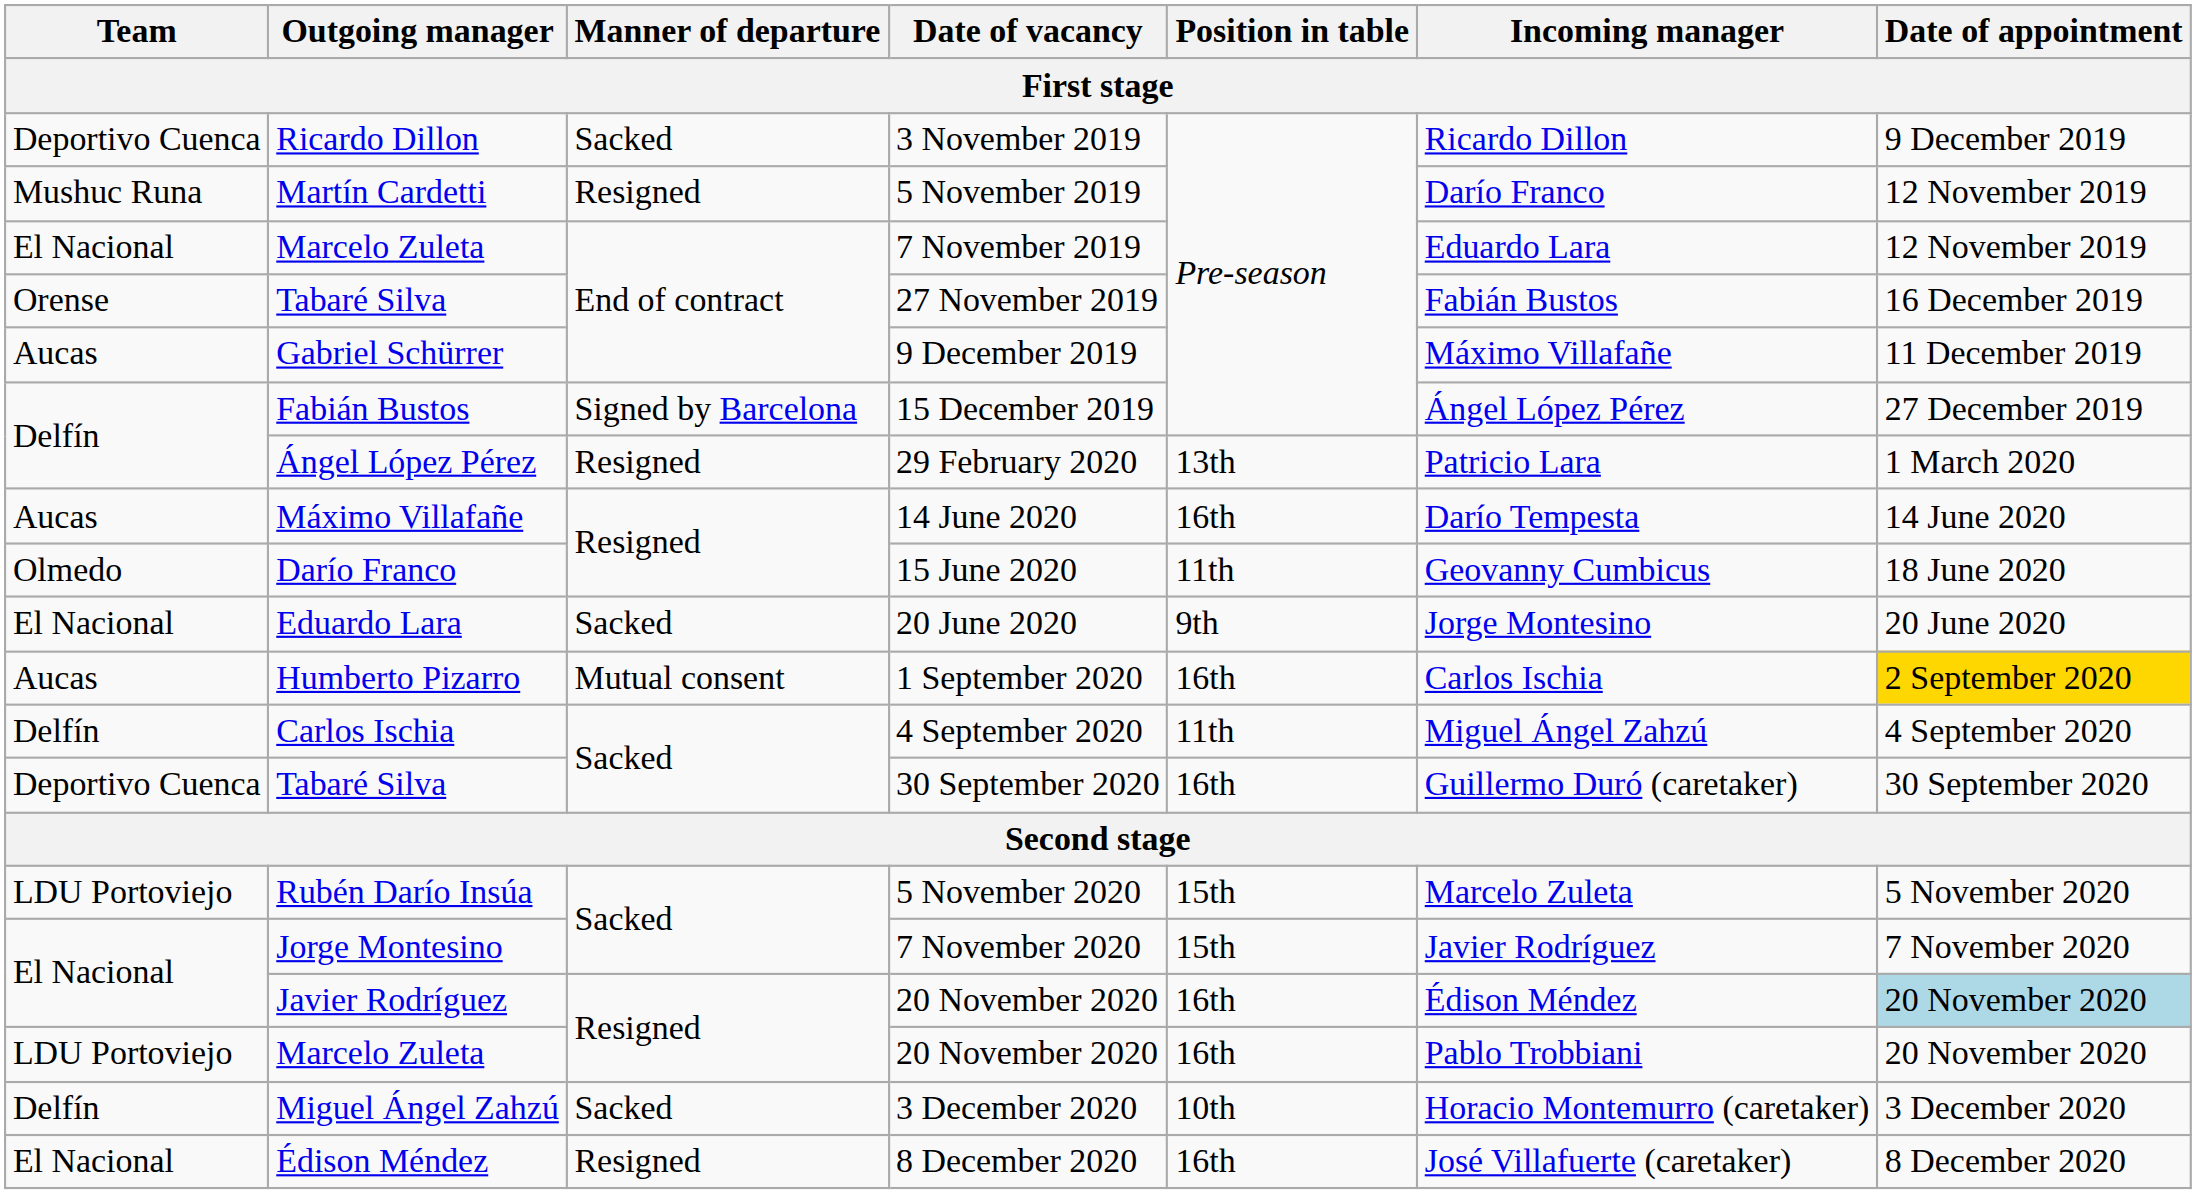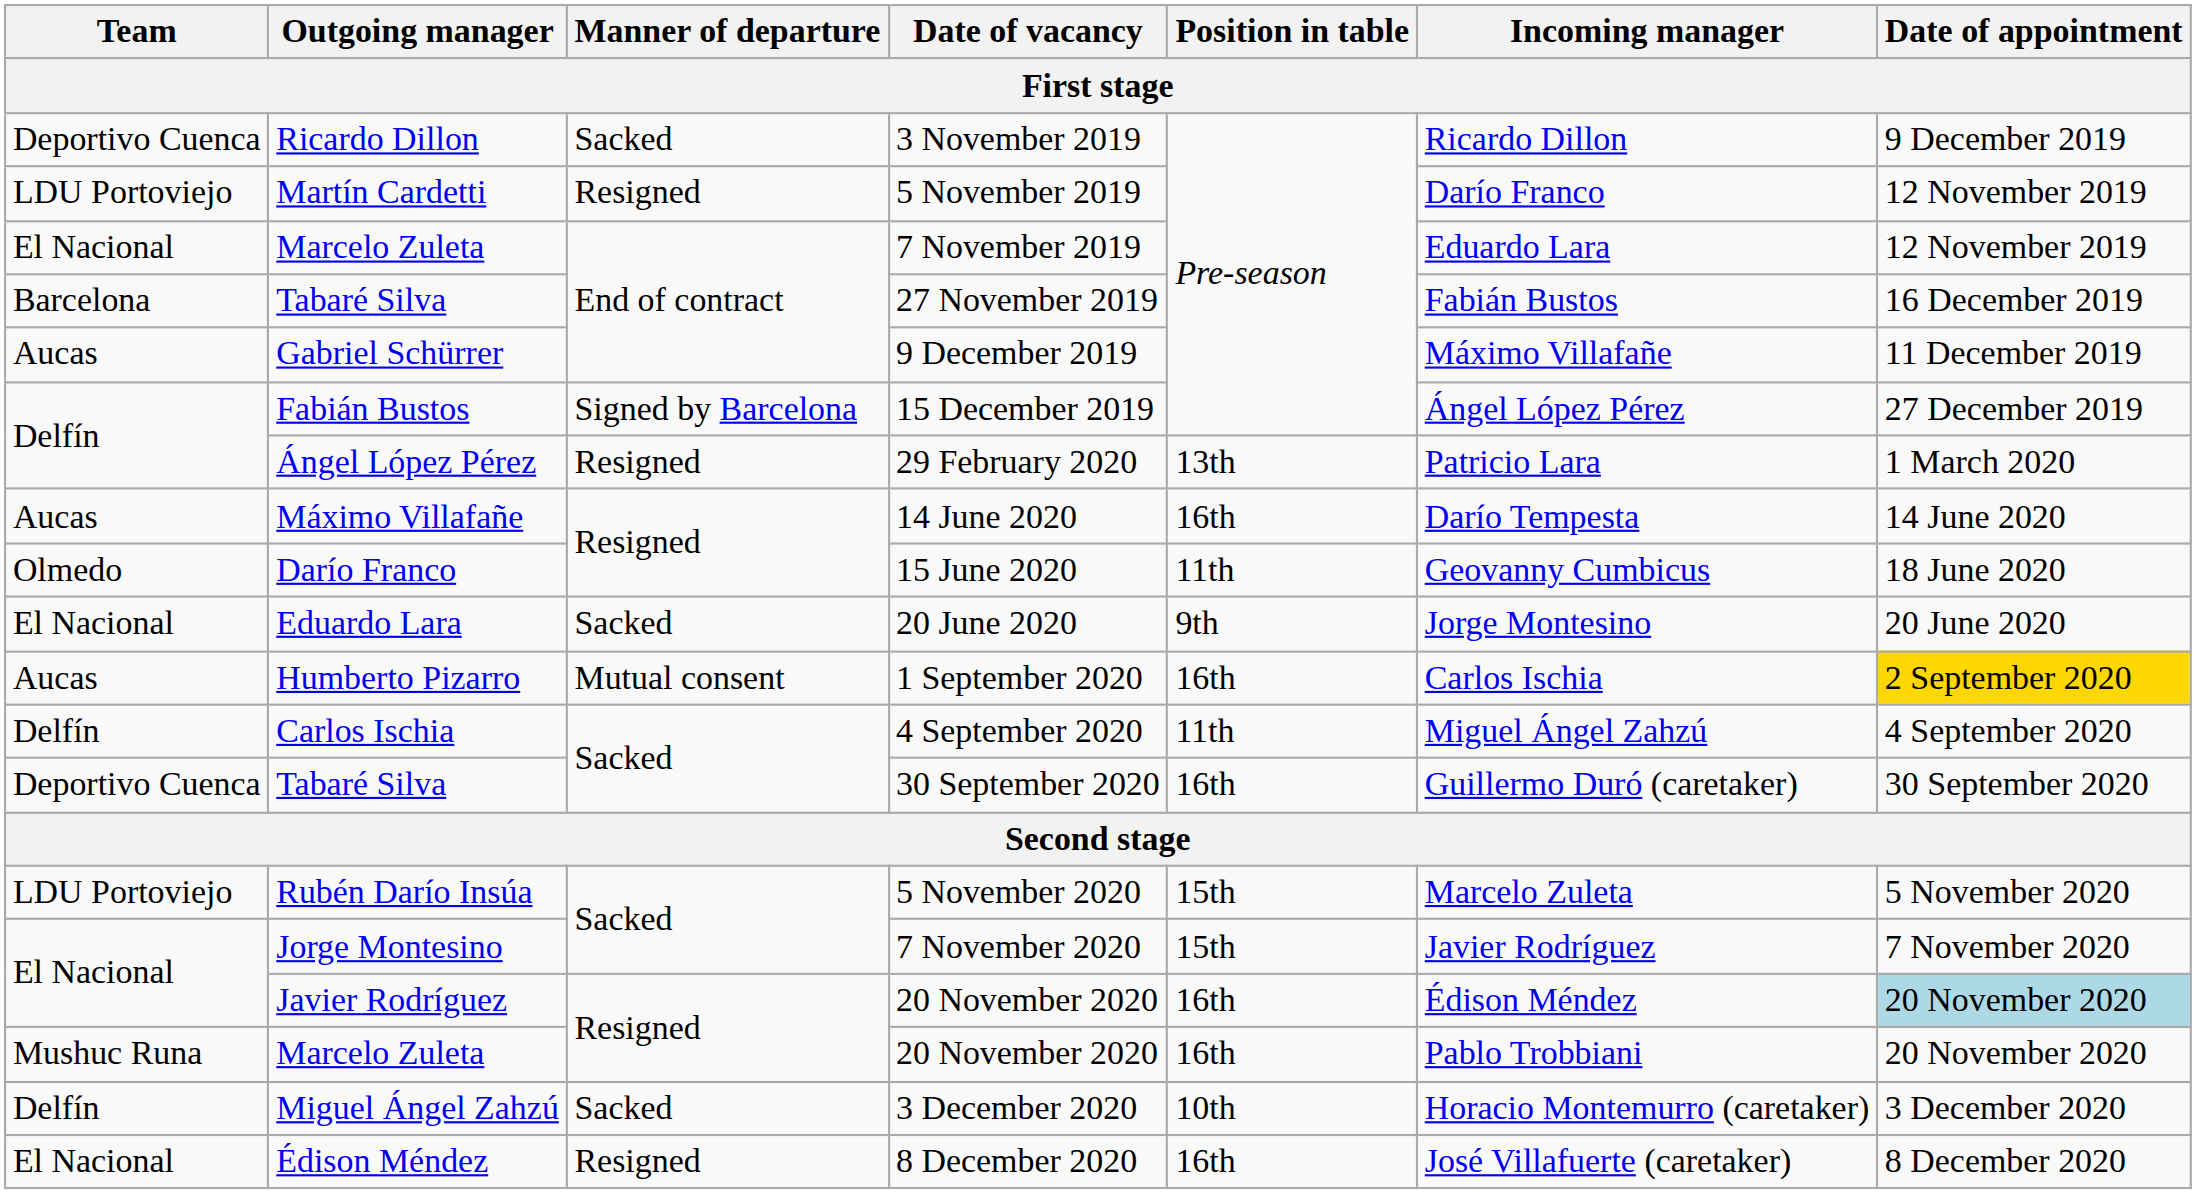(108, 192) Mushuc Runa -> (123, 192) LDU Portoviejo
(61, 300) Orense -> (82, 300) Barcelona
(123, 1053) LDU Portoviejo -> (108, 1053) Mushuc Runa
